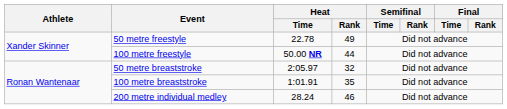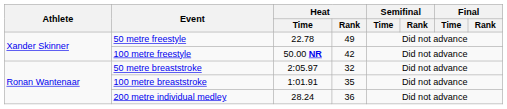(349, 54) 44 -> (349, 54) 42
(349, 97) 46 -> (349, 97) 36
